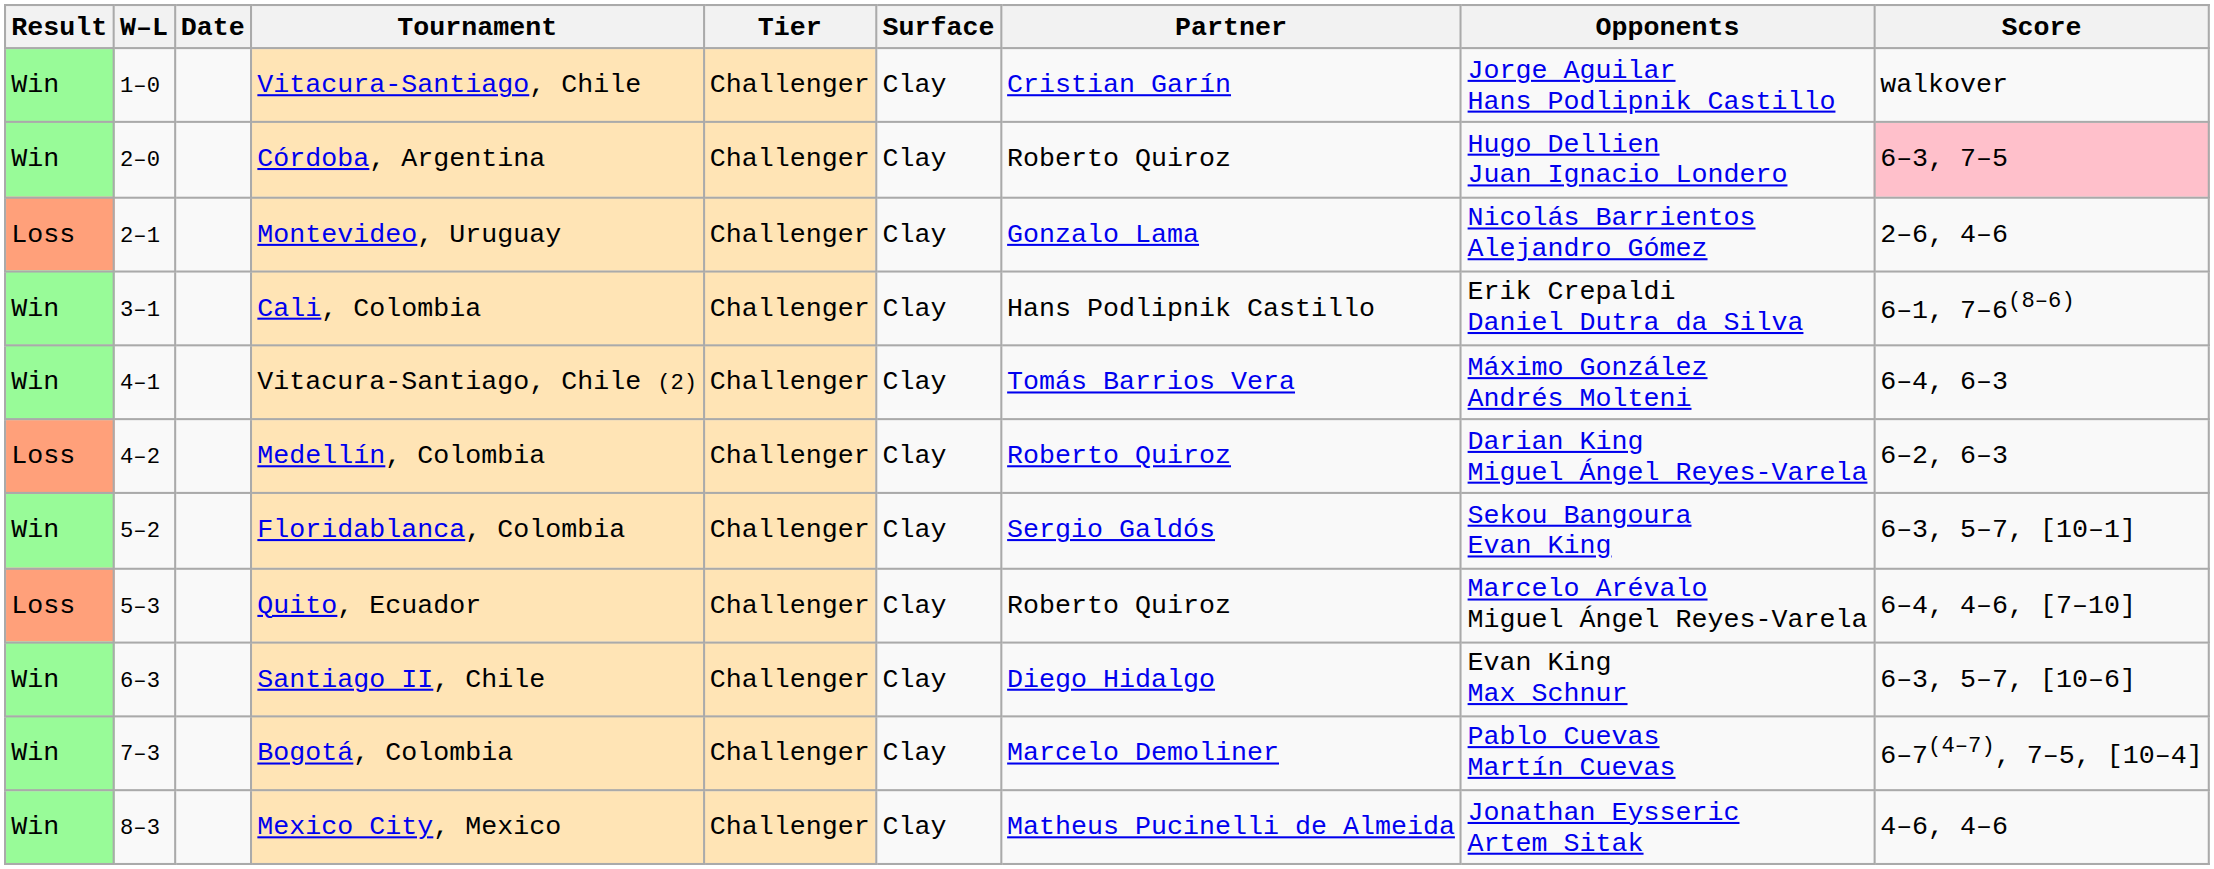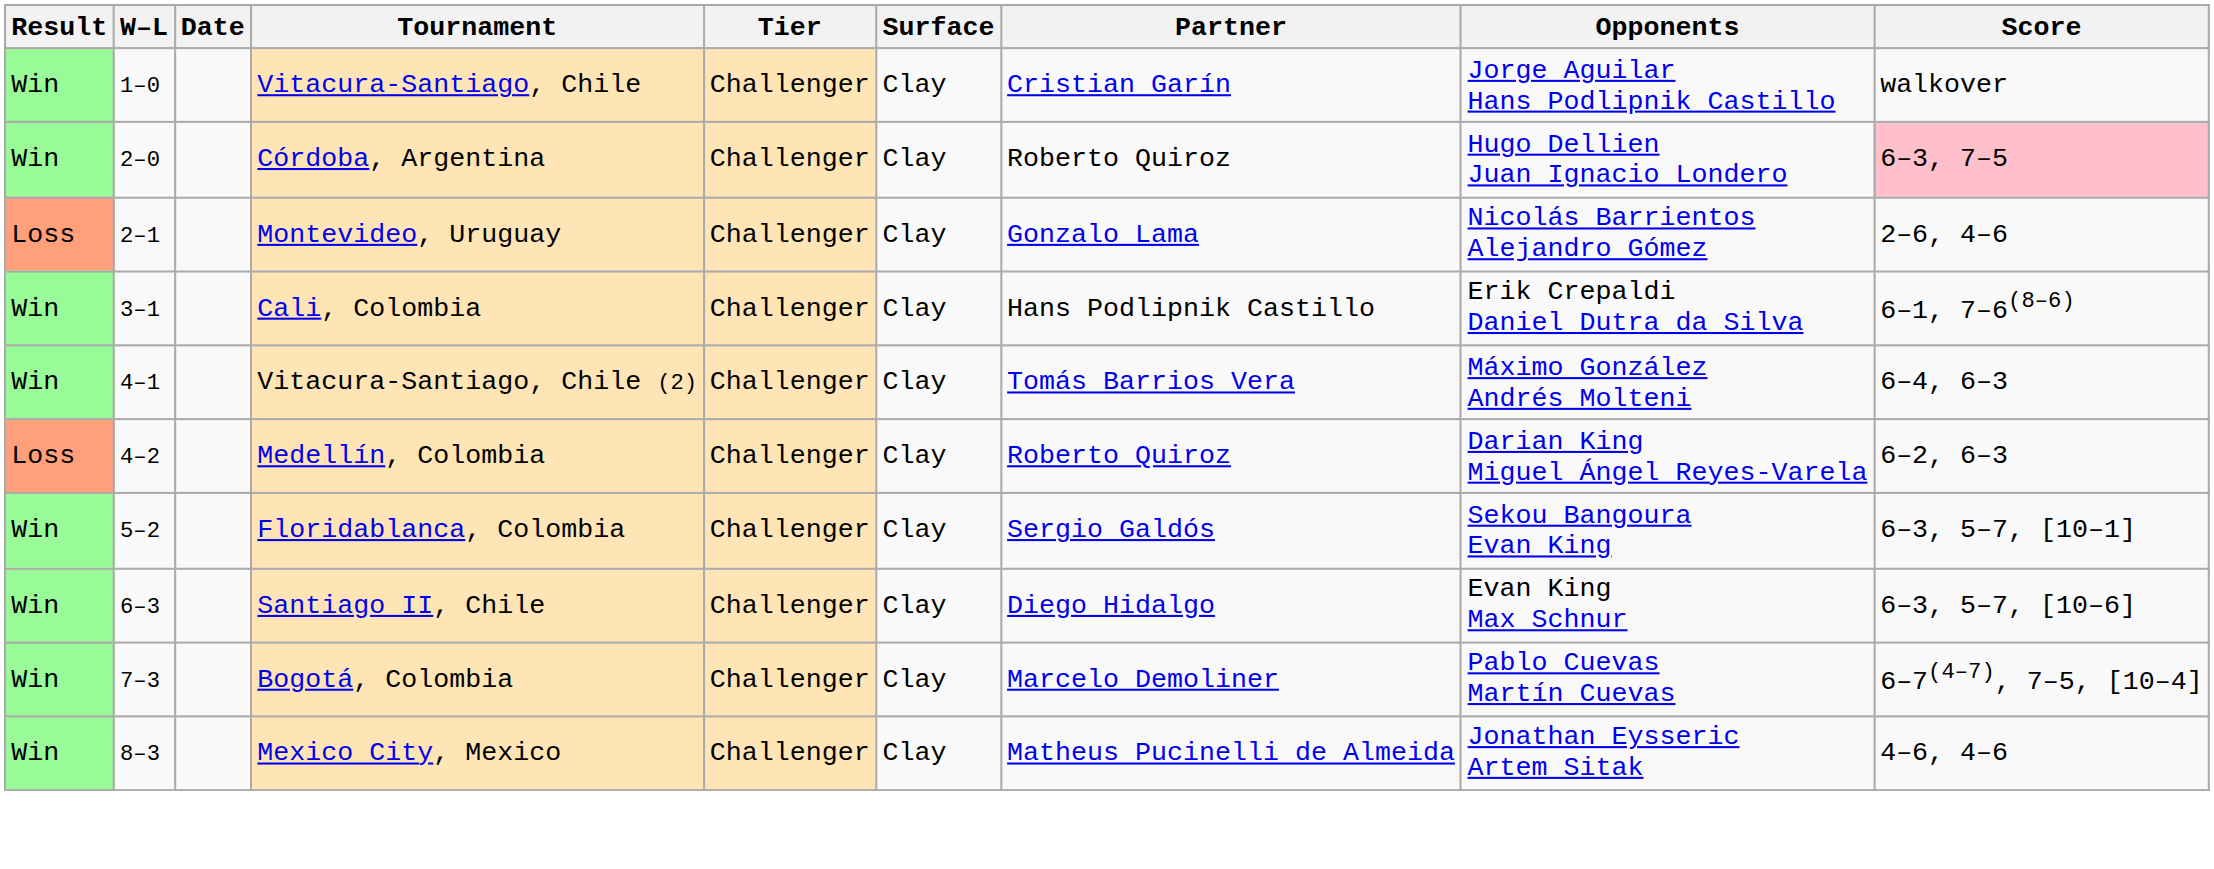- row: (369, 605)
